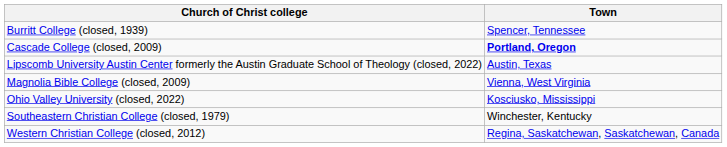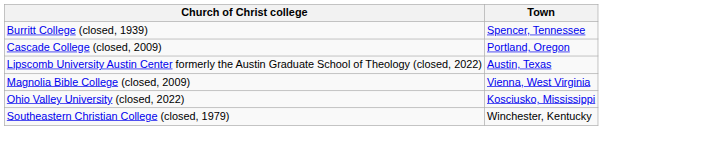(531, 47) bold -> (528, 47) normal
- row: (106, 133)
